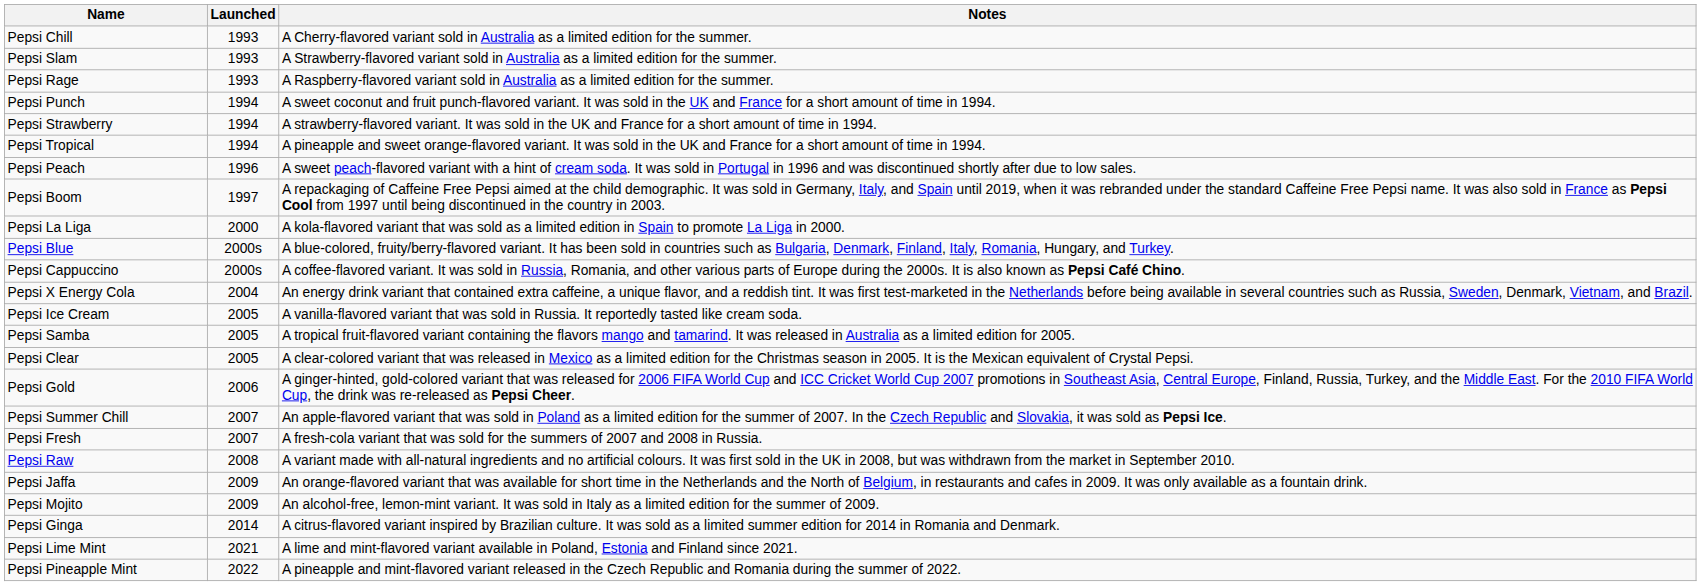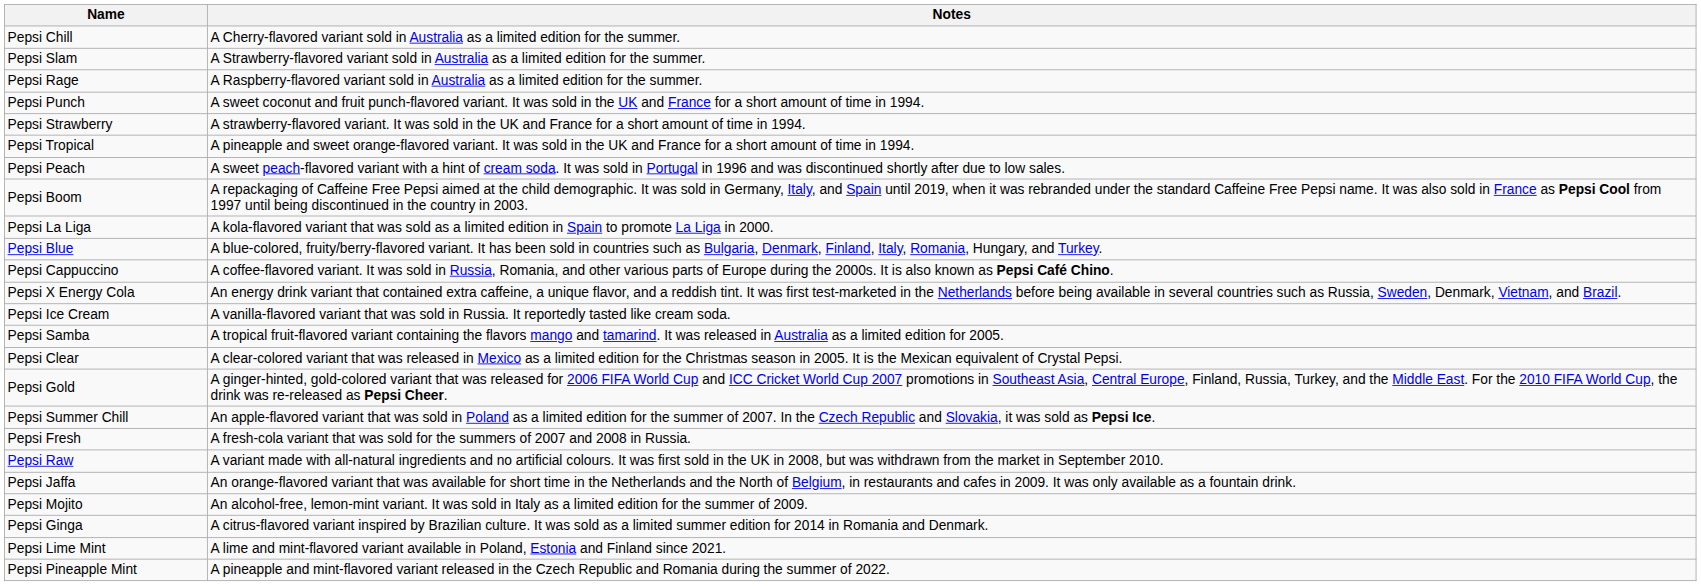- column: (243, 15)
